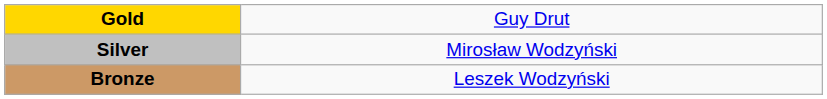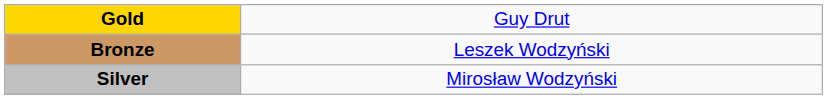rows swapped: (123, 49) <-> (123, 79)
